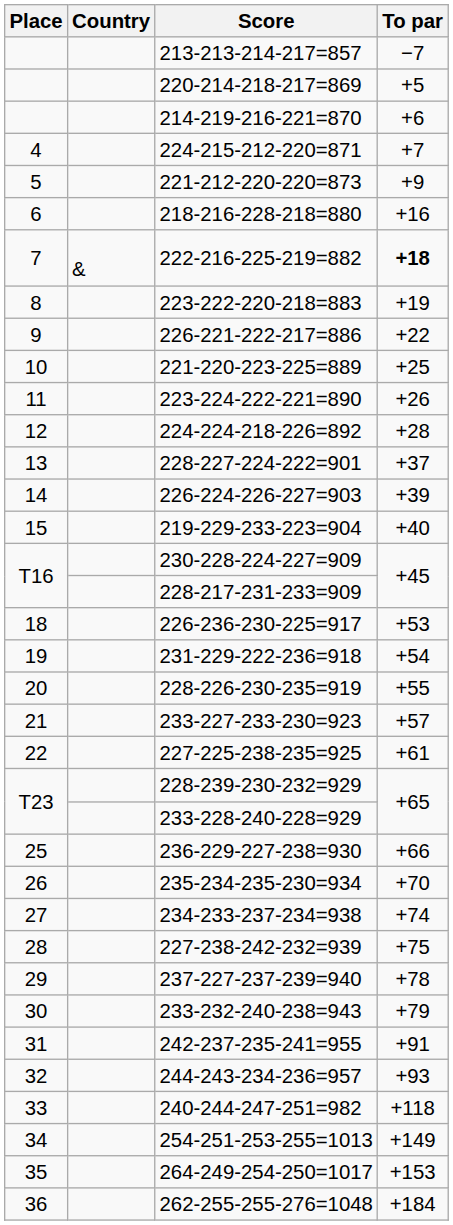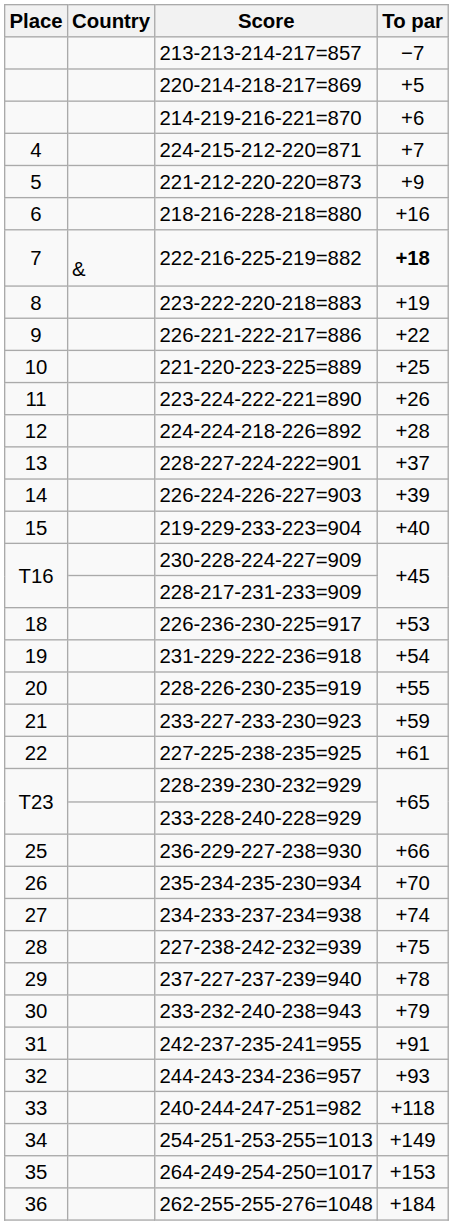(413, 721) +57 -> (413, 721) +59
